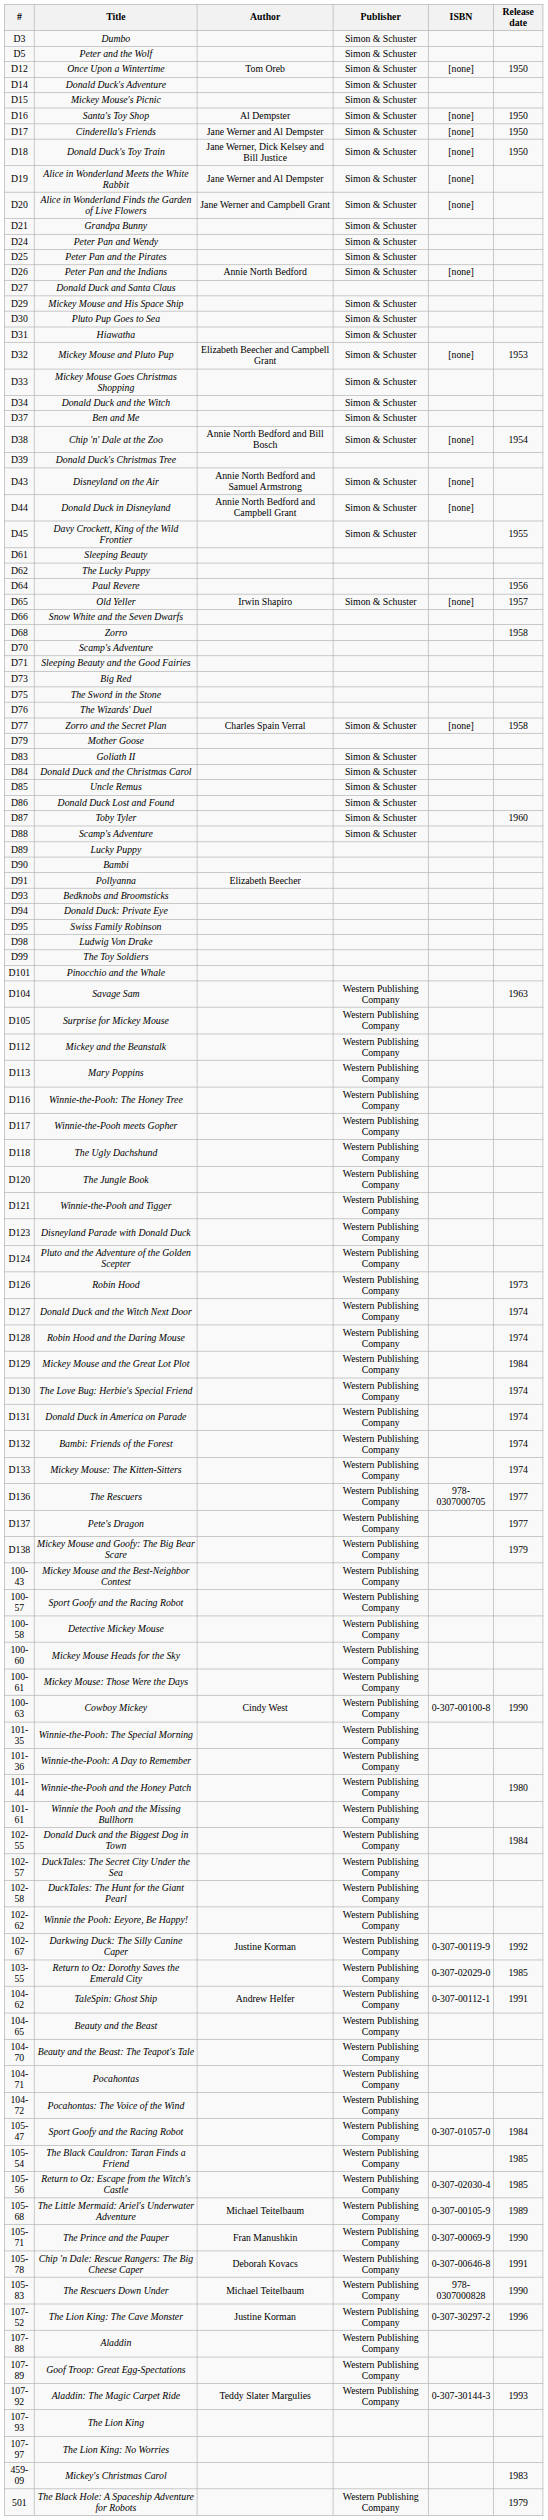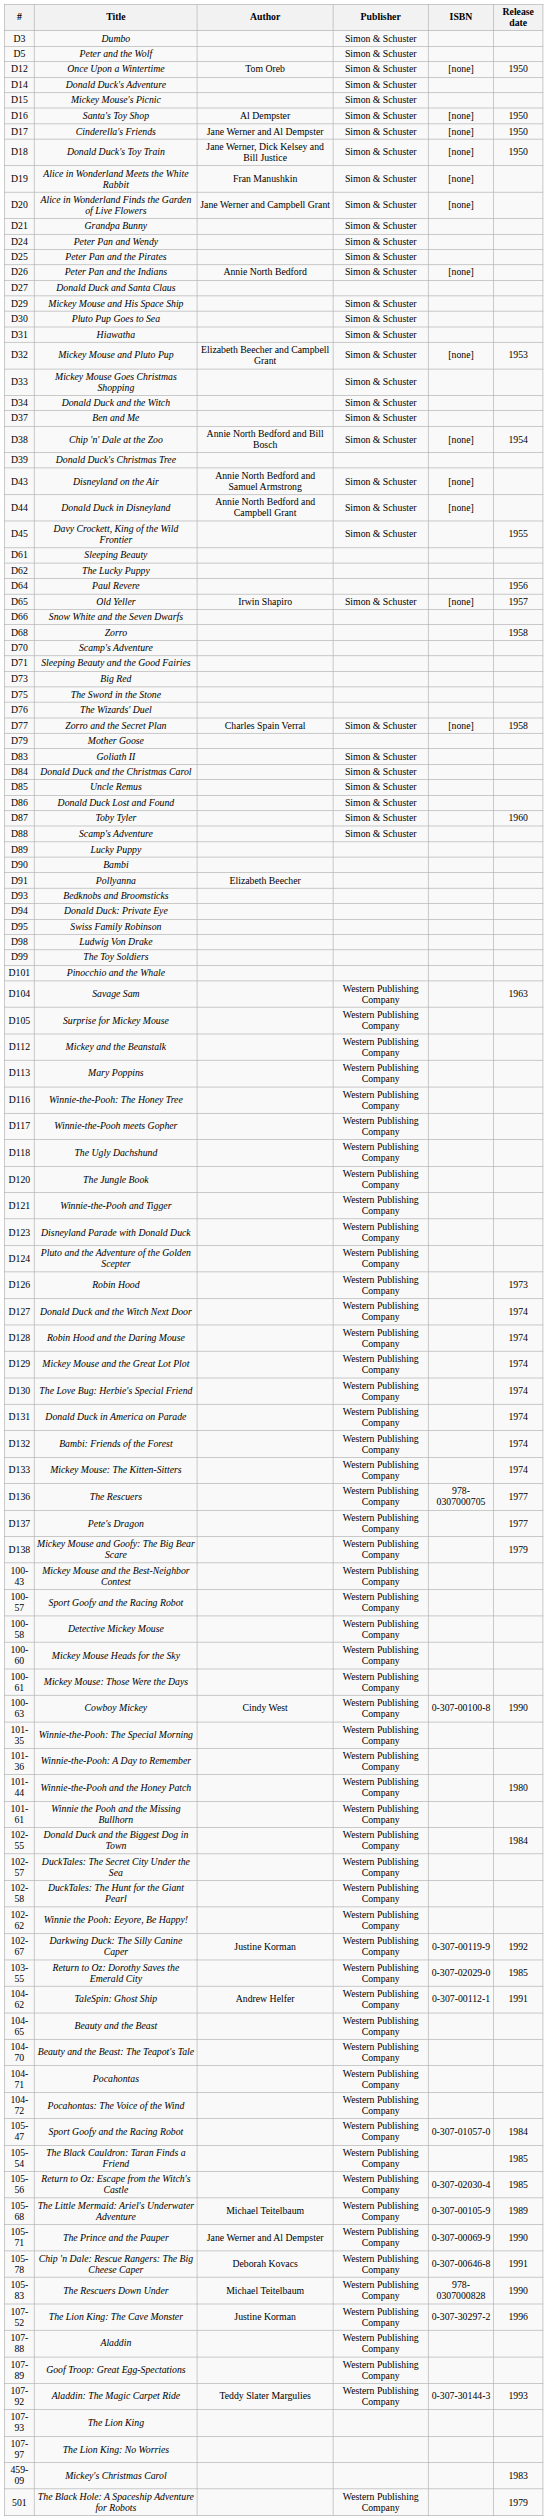(265, 178) Jane Werner and Al Dempster -> (265, 178) Fran Manushkin
(518, 1364) 1984 -> (518, 1364) 1974
(265, 2237) Fran Manushkin -> (265, 2237) Jane Werner and Al Dempster
